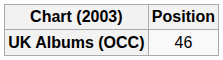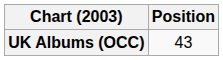(183, 42) 46 -> (183, 42) 43
